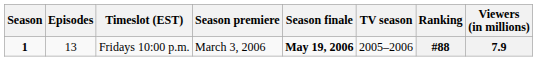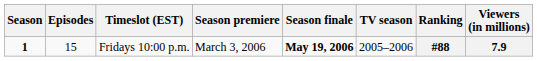(71, 46) 13 -> (71, 46) 15
